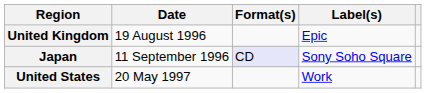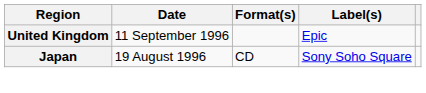(160, 35) 19 August 1996 -> (172, 35) 11 September 1996
(172, 56) 11 September 1996 -> (160, 56) 19 August 1996
(245, 56) lavender background -> (245, 56) no background
- row: (58, 77)
